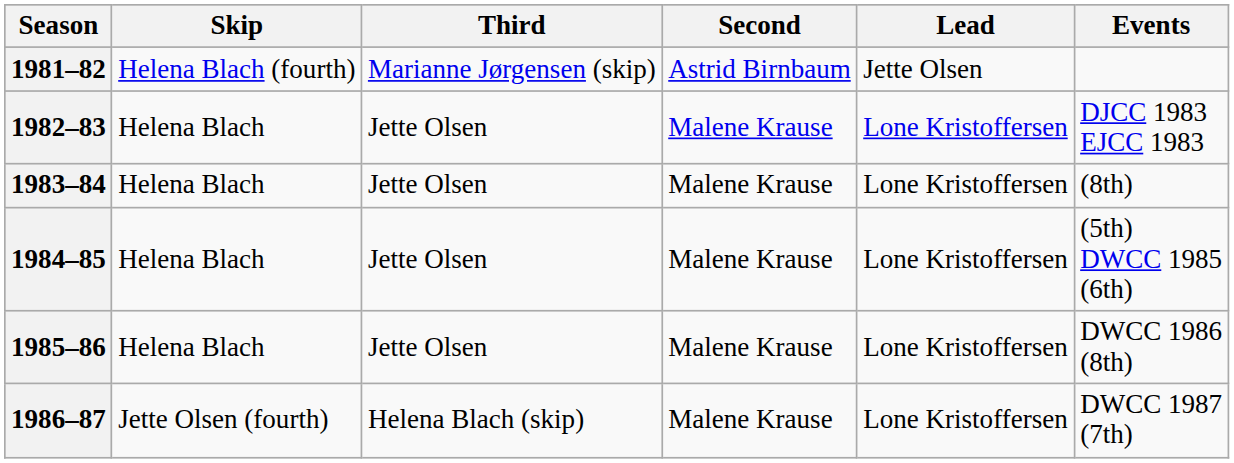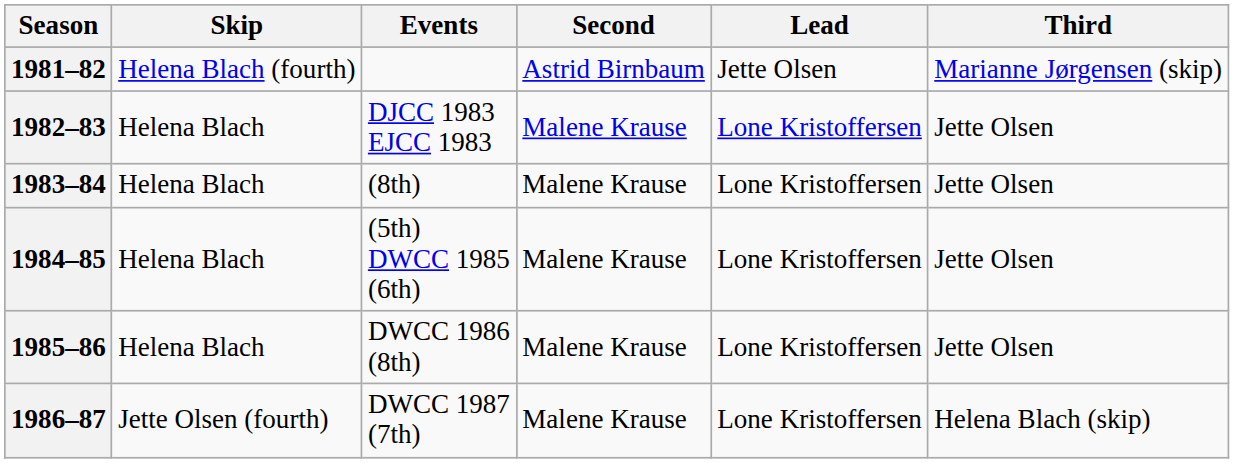columns swapped: (512, 25) <-> (1151, 25)
